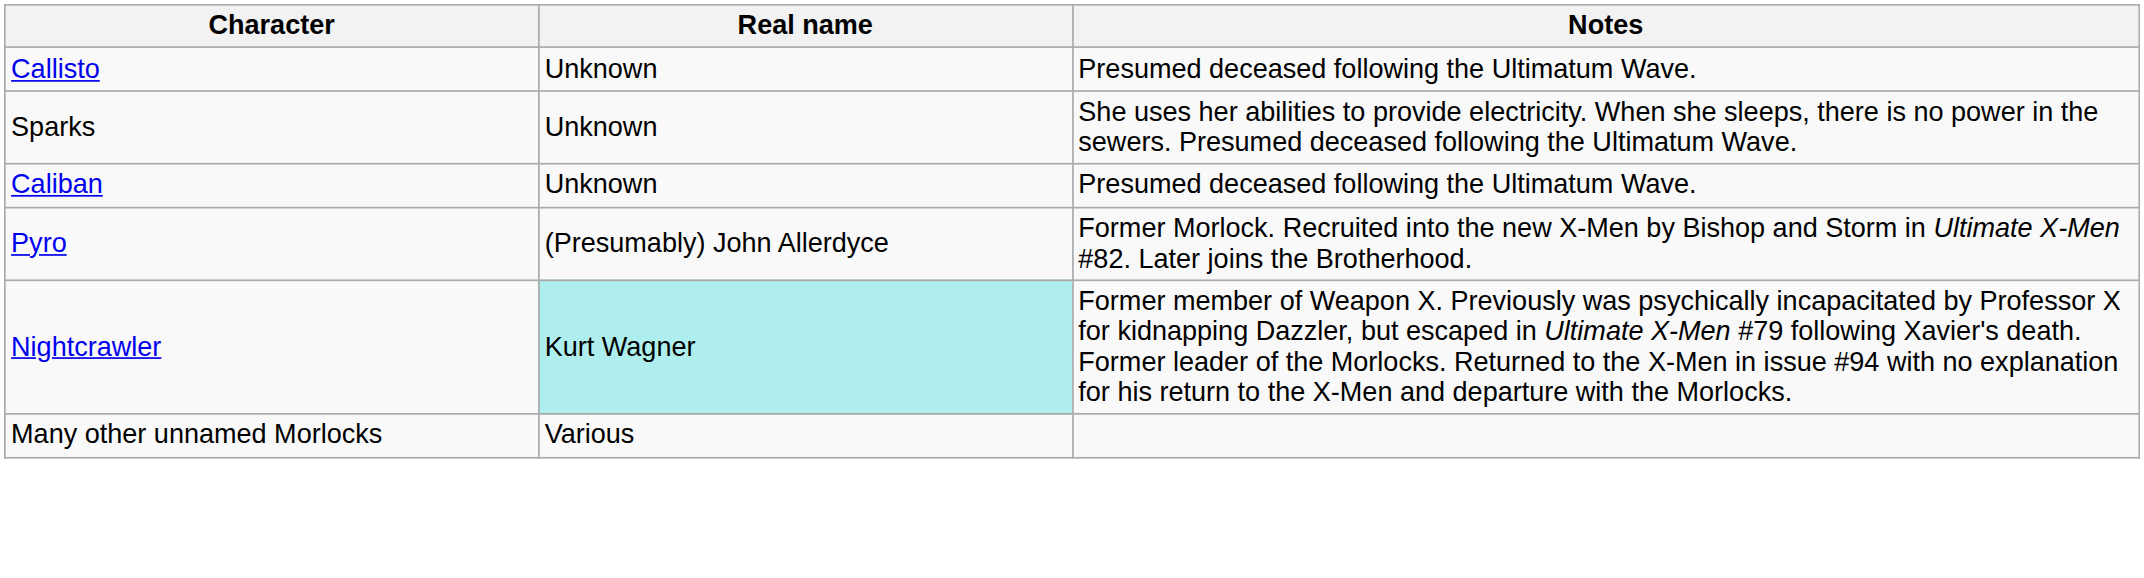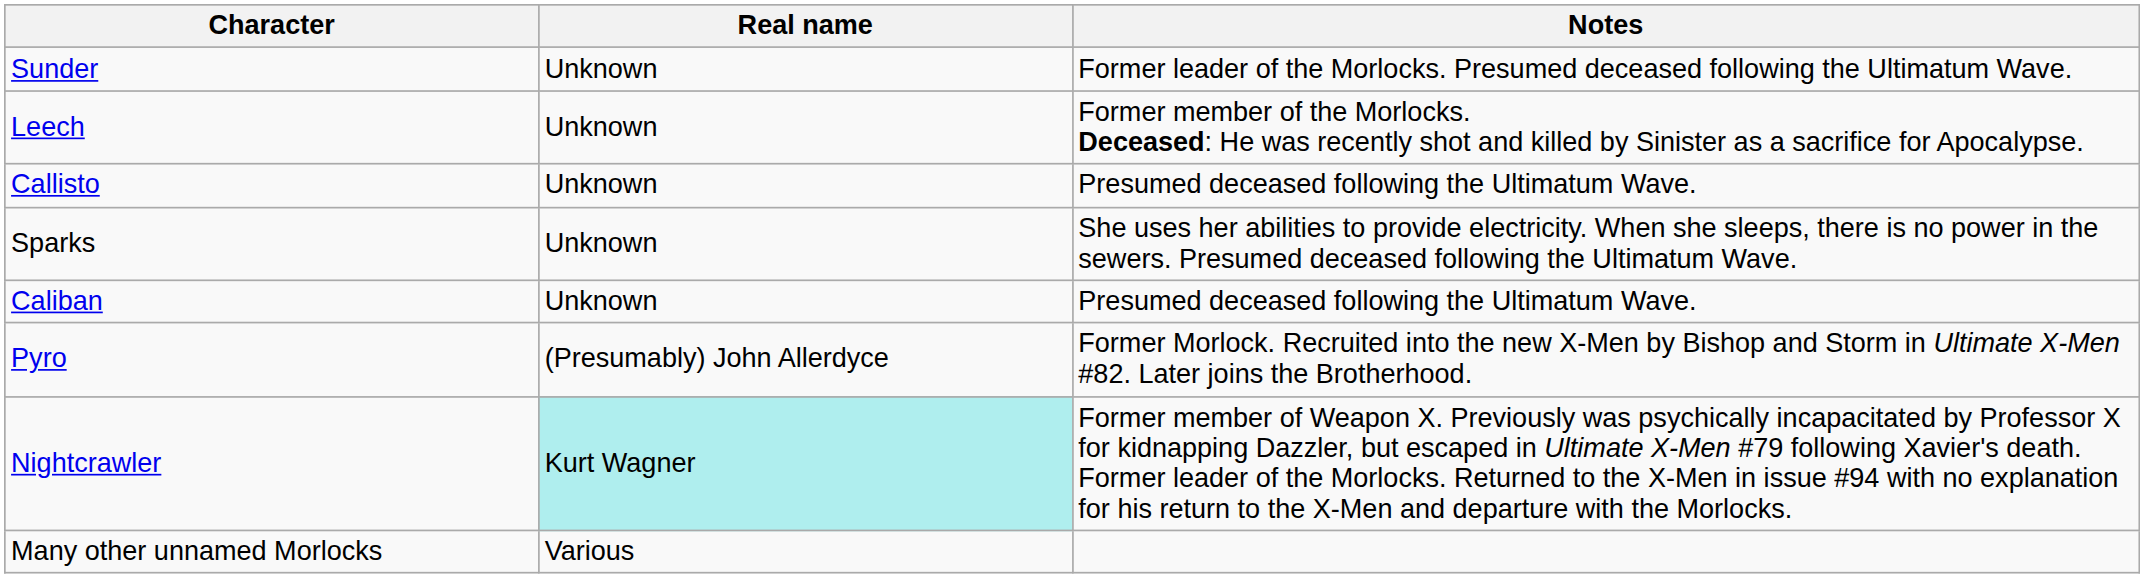+ row: (55, 68)
+ row: (48, 126)
